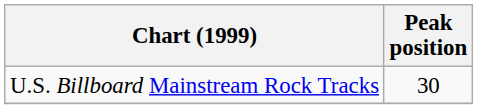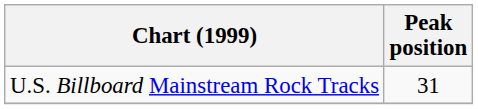(428, 84) 30 -> (428, 84) 31
